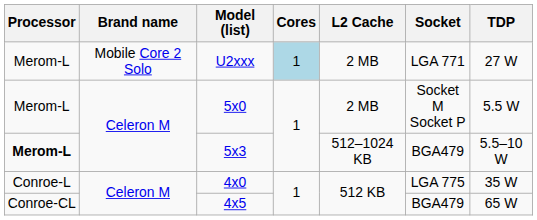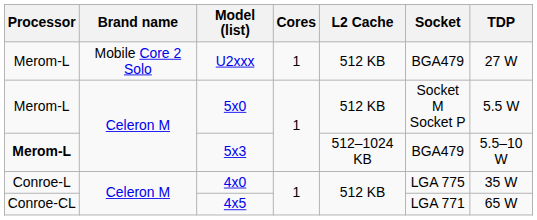(296, 61) lightblue background -> (296, 61) no background
(363, 61) 2 MB -> (363, 61) 512 KB
(438, 61) LGA 771 -> (438, 61) BGA479
(363, 106) 2 MB -> (363, 106) 512 KB
(438, 204) BGA479 -> (438, 204) LGA 771
